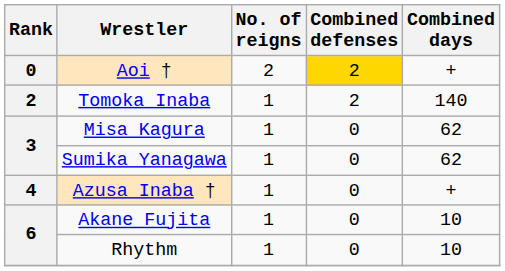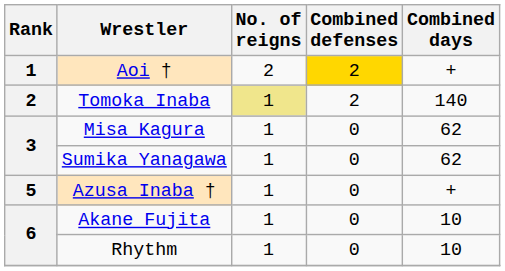(31, 71) 0 -> (31, 71) 1
(269, 101) no background -> (269, 101) khaki background
(31, 190) 4 -> (31, 190) 5
